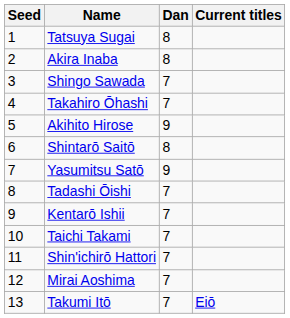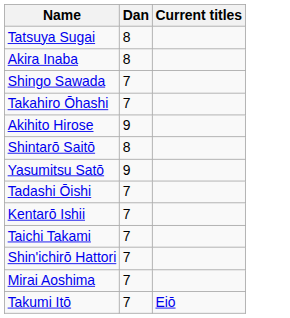- column: (24, 15)
